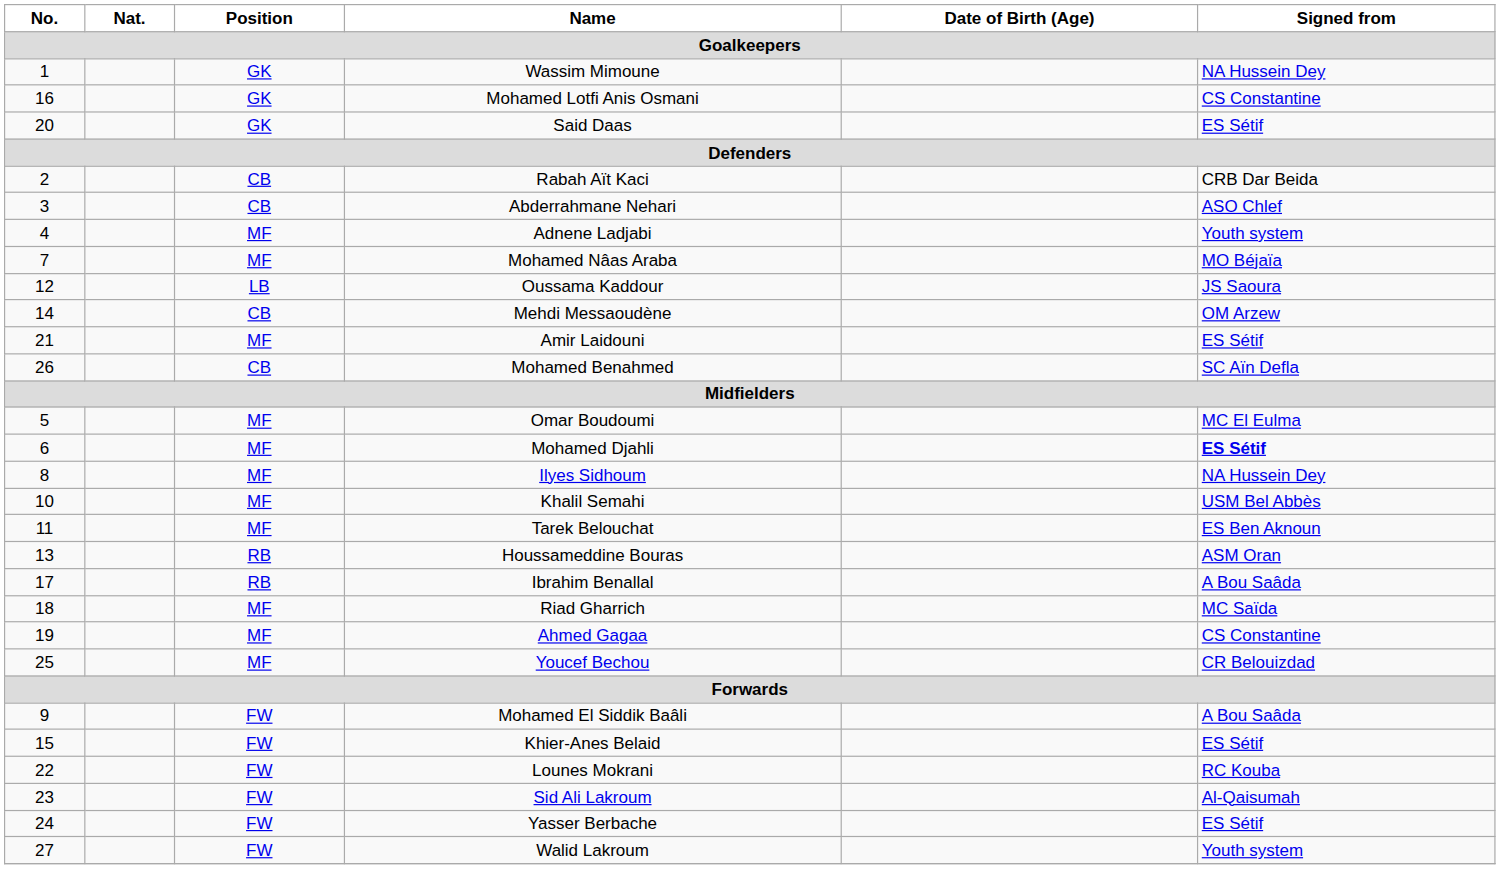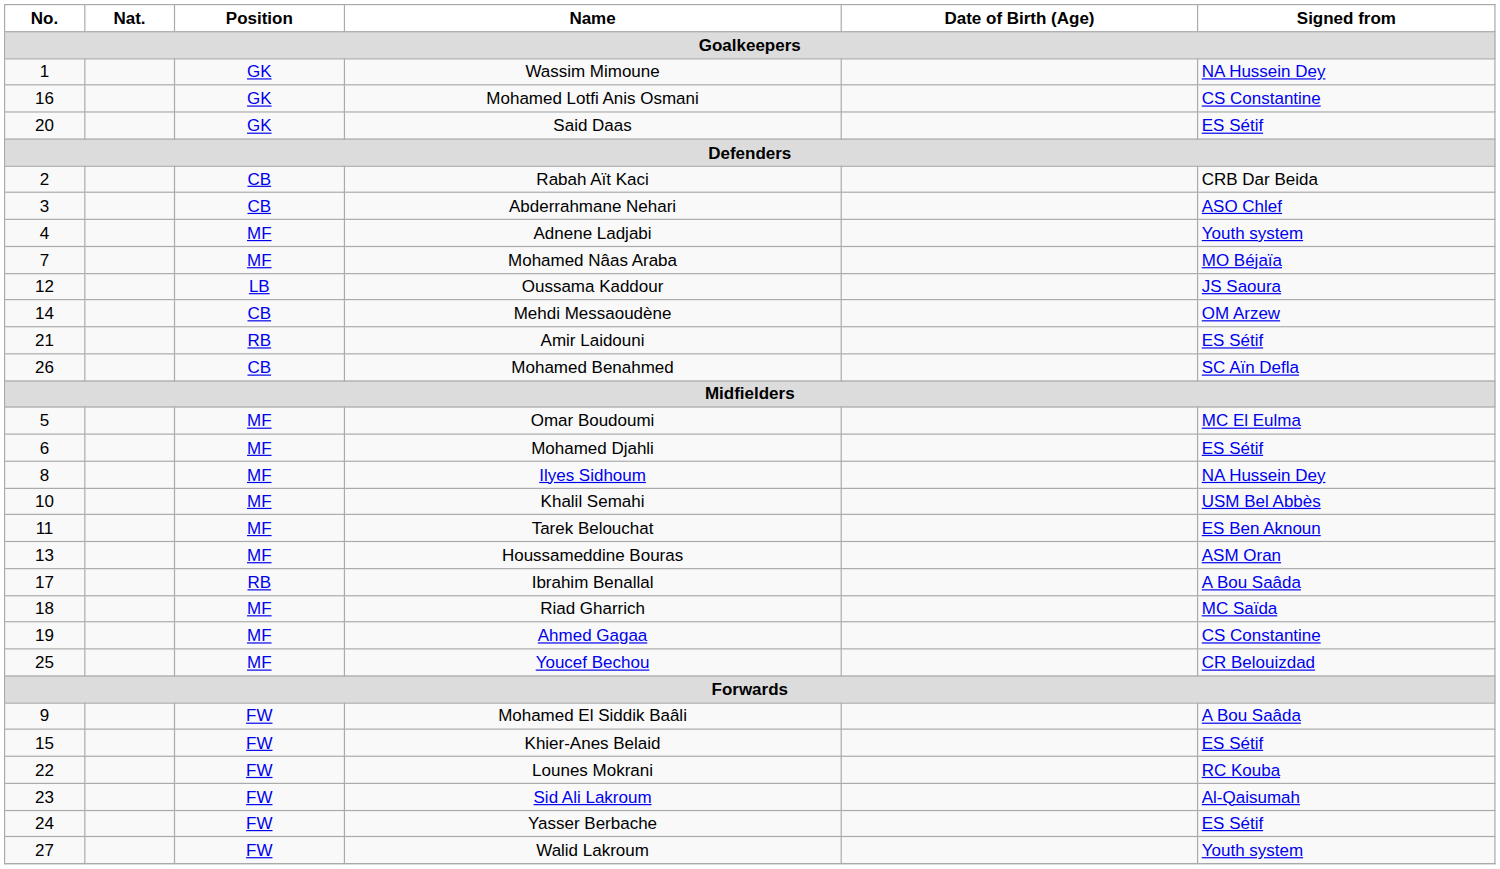(259, 341) MF -> (259, 341) RB
(1234, 448) bold -> (1232, 448) normal
(259, 555) RB -> (259, 555) MF
